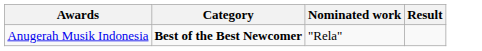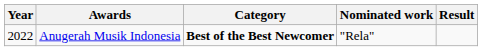+ column: (20, 14)
